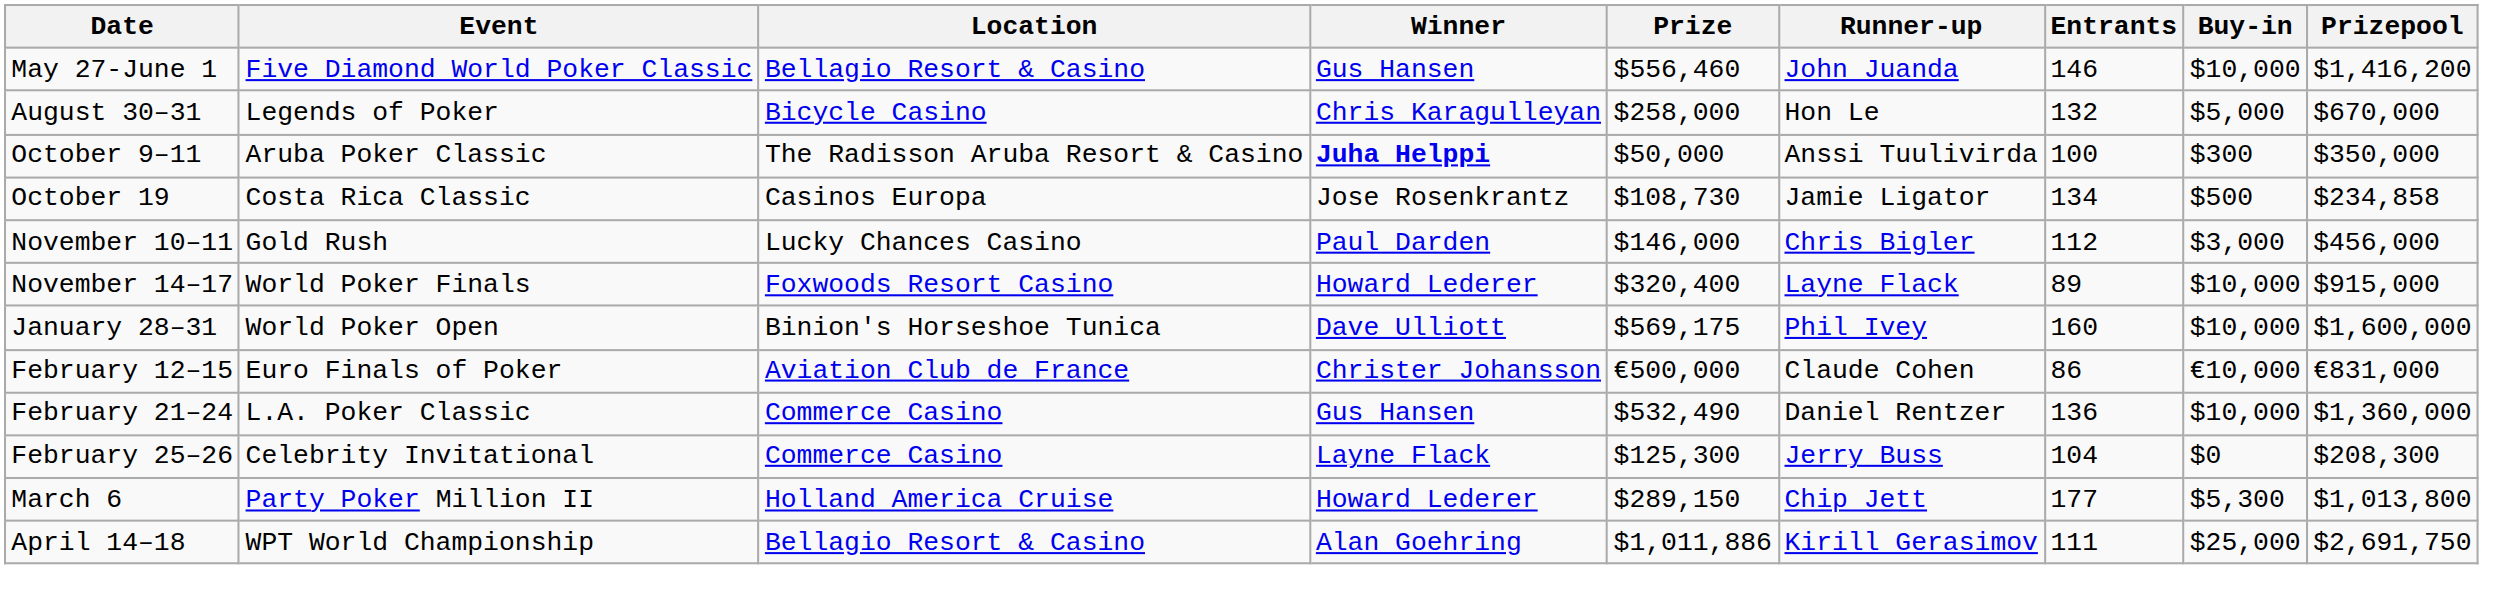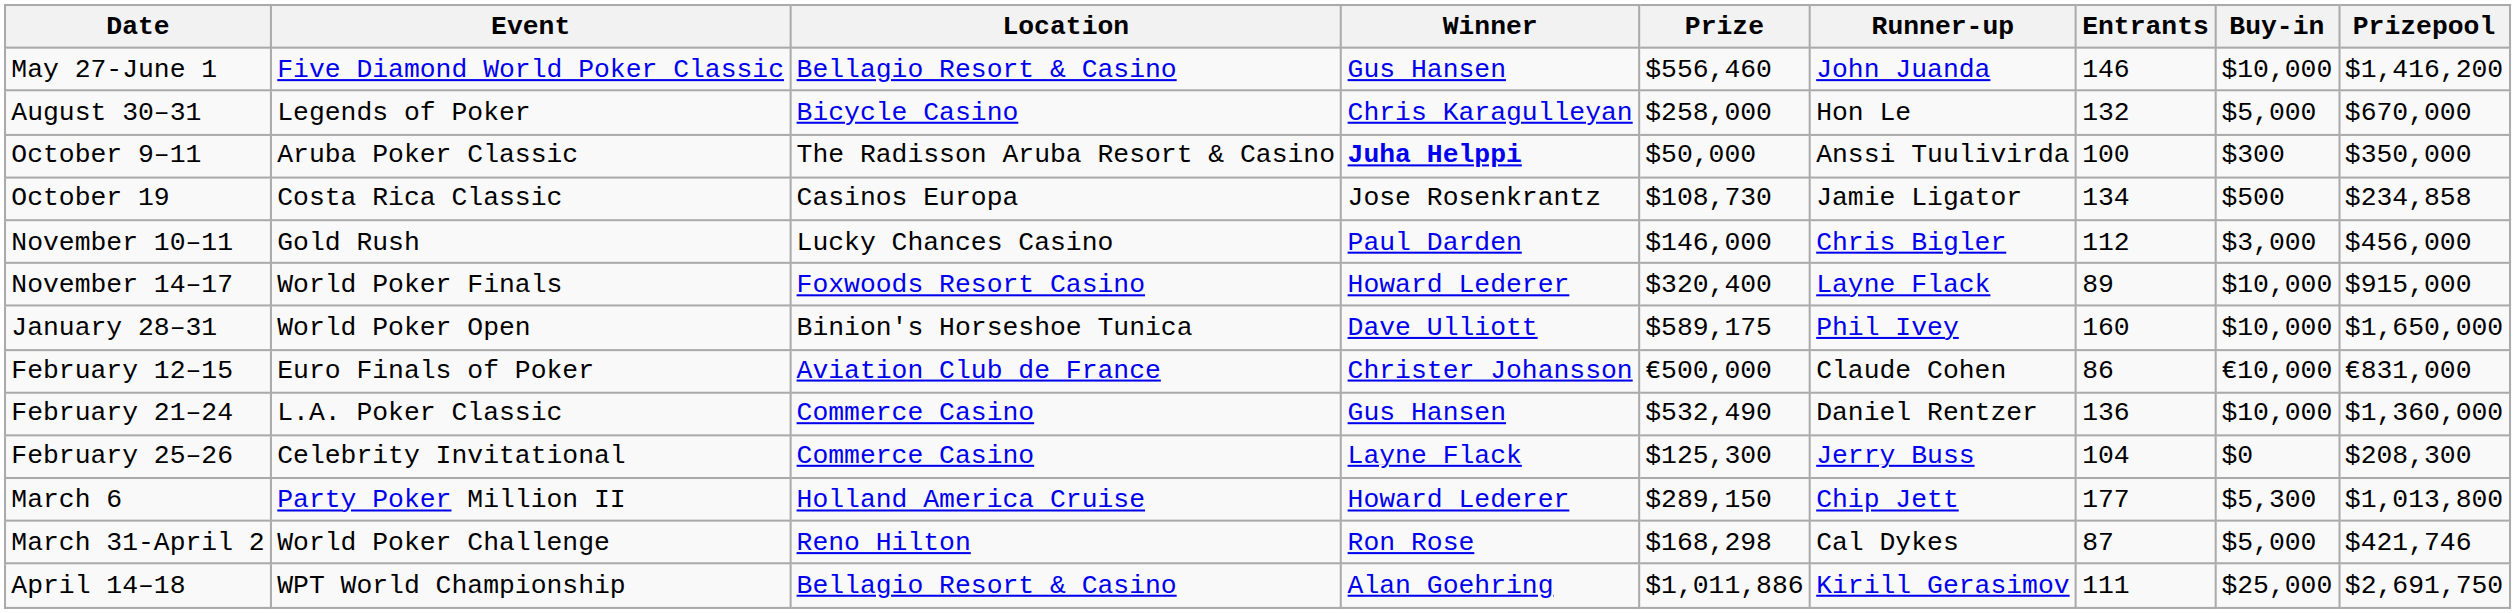(1677, 328) $569,175 -> (1709, 328) $589,175
(2392, 328) $1,600,000 -> (2424, 328) $1,650,000
+ row: (138, 543)
